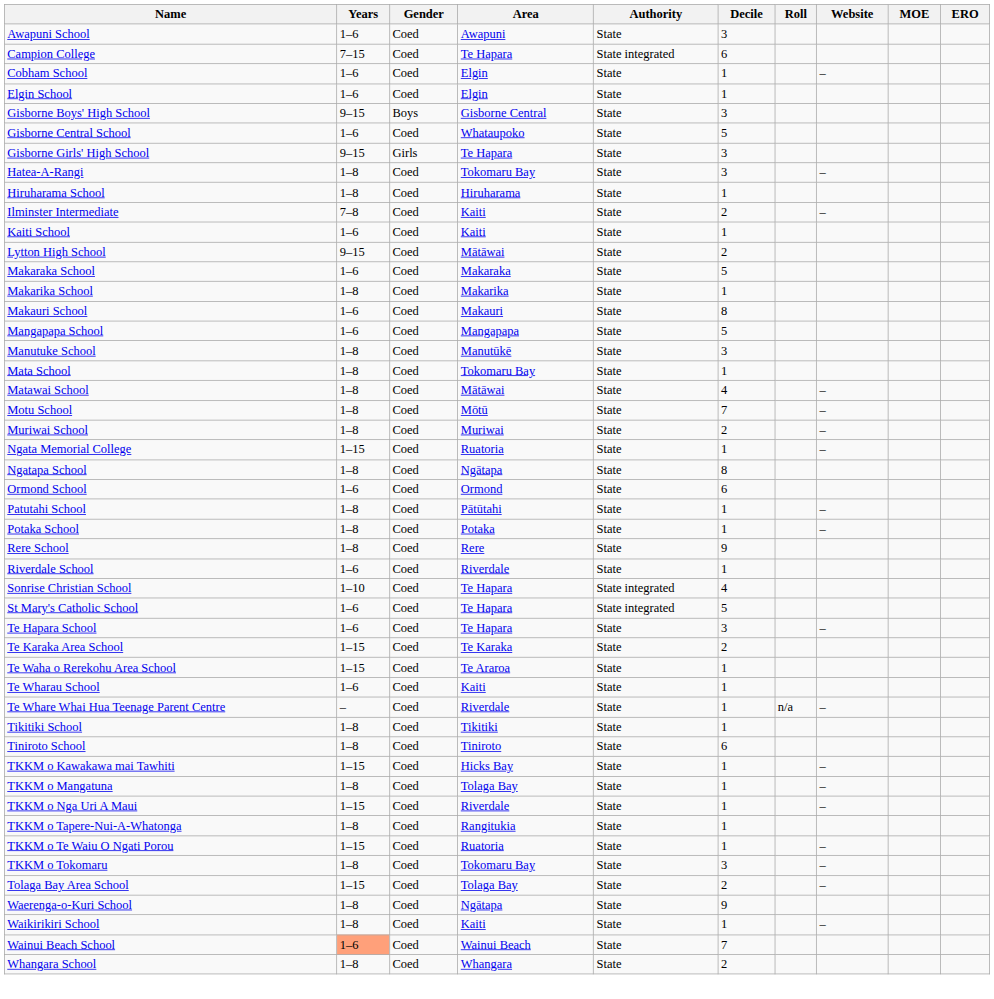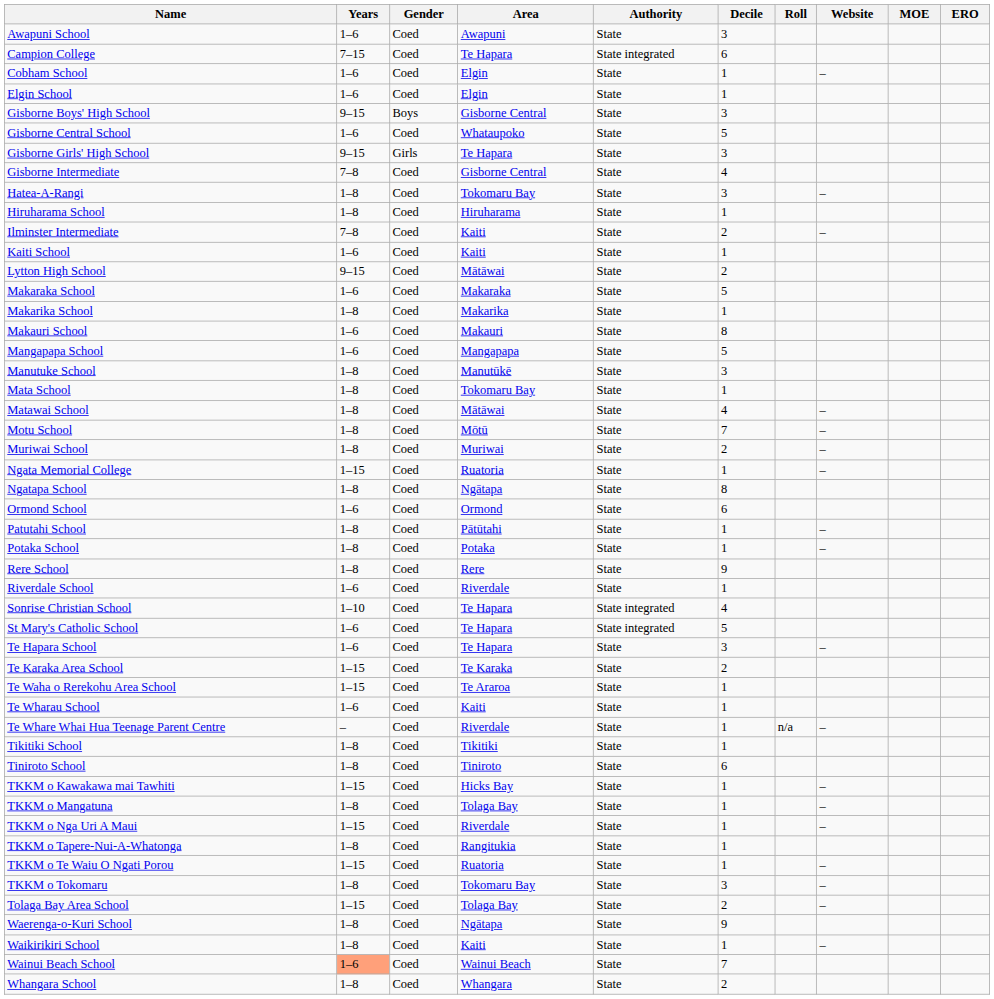+ row: (63, 172)
